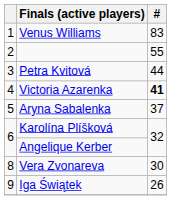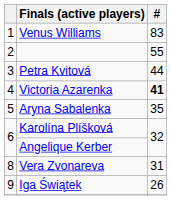(157, 109) 37 -> (157, 109) 35
(157, 166) 30 -> (157, 166) 31
